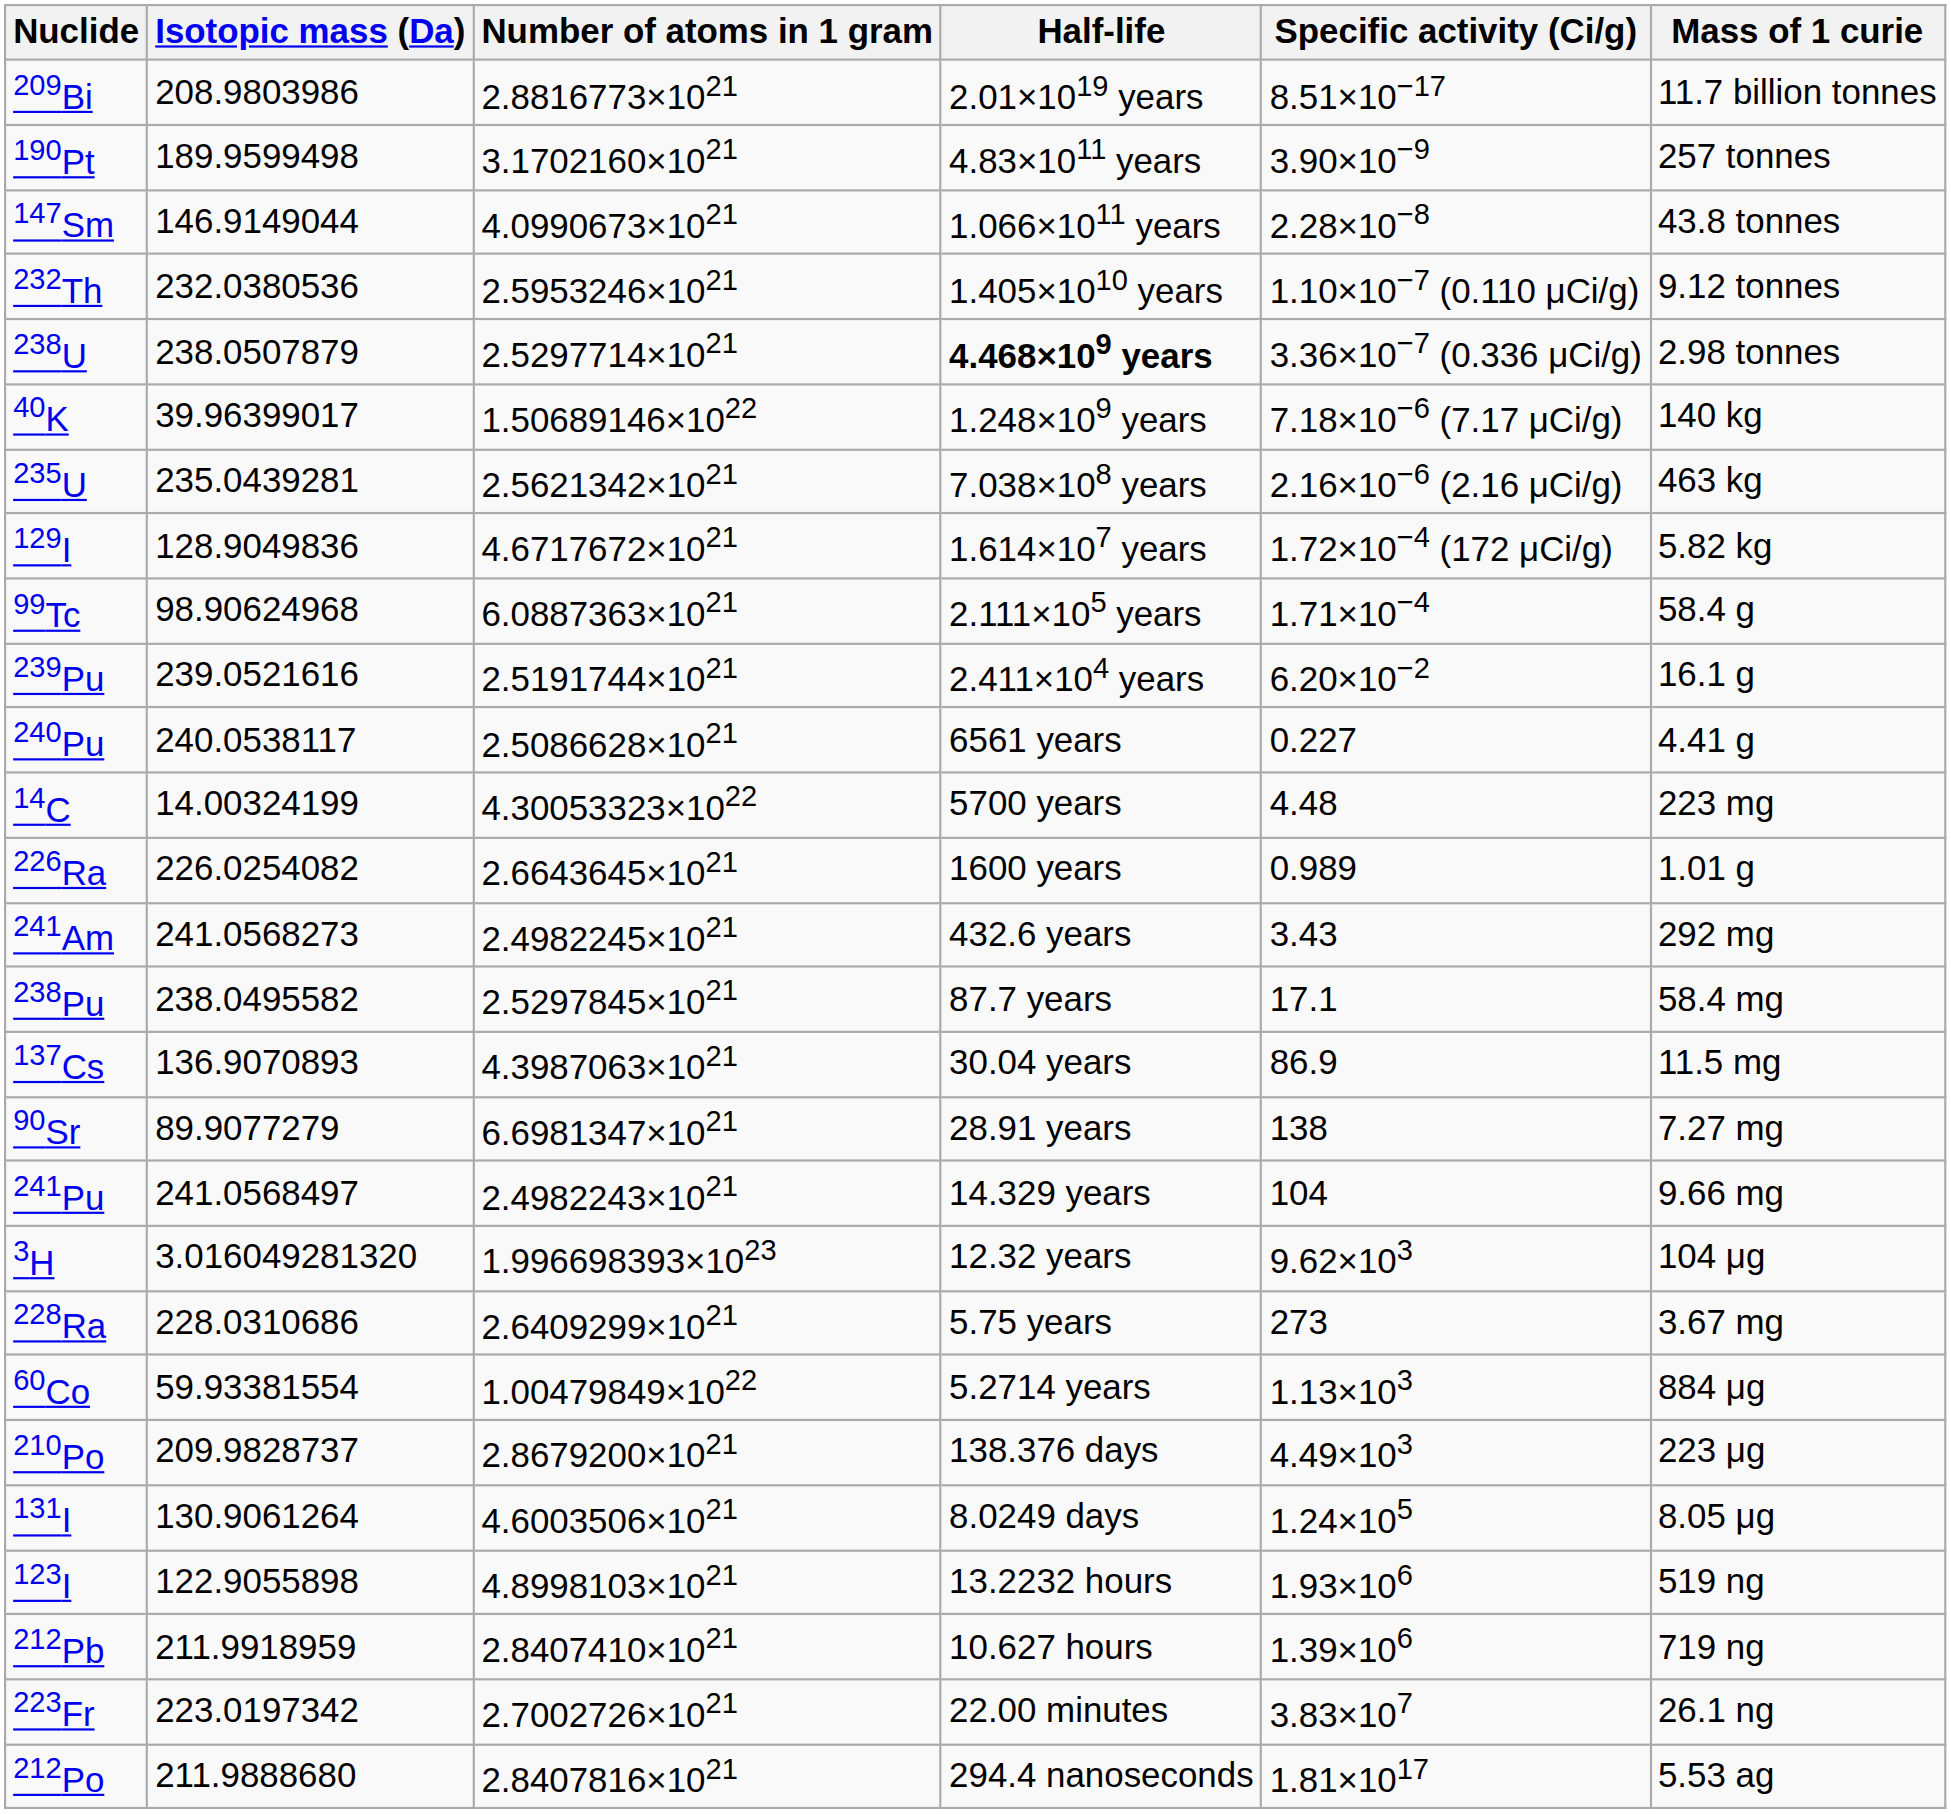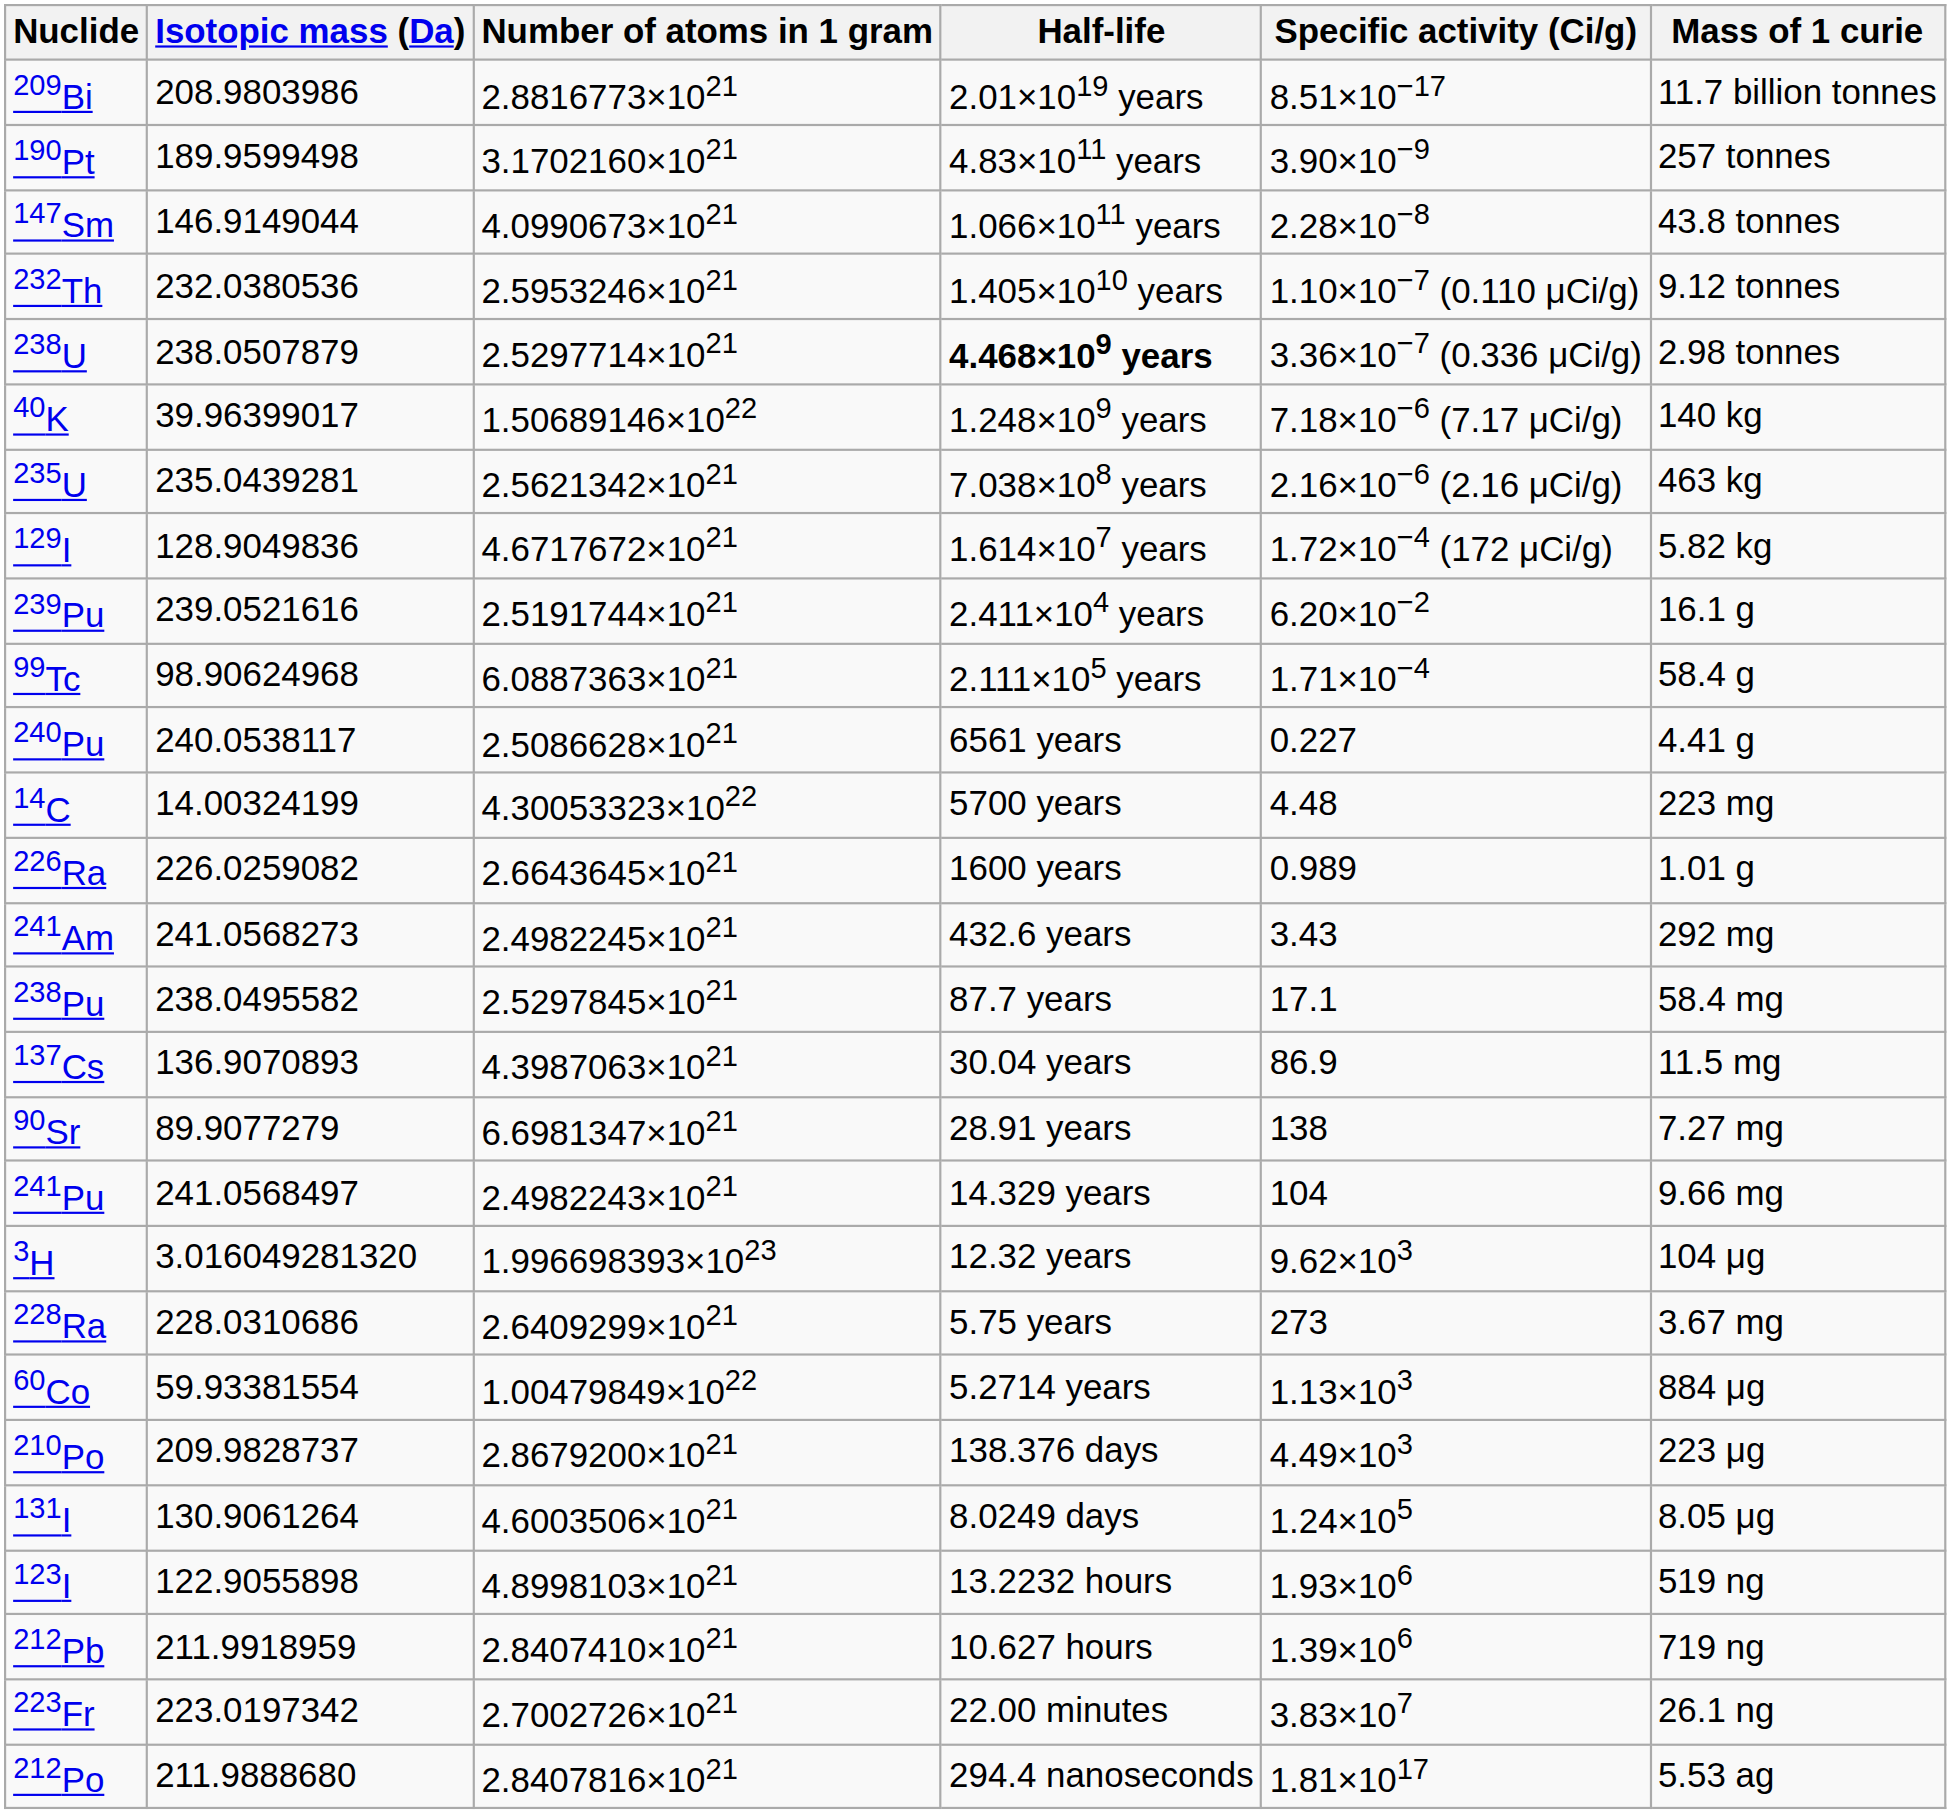rows swapped: (47, 610) <-> (59, 674)
(257, 869) 226.0254082 -> (257, 869) 226.0259082
